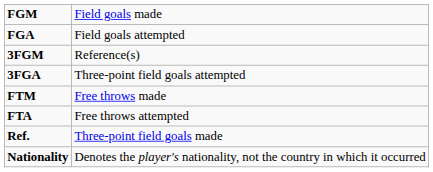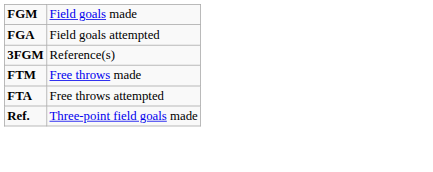- row: (24, 75)
- row: (38, 156)
